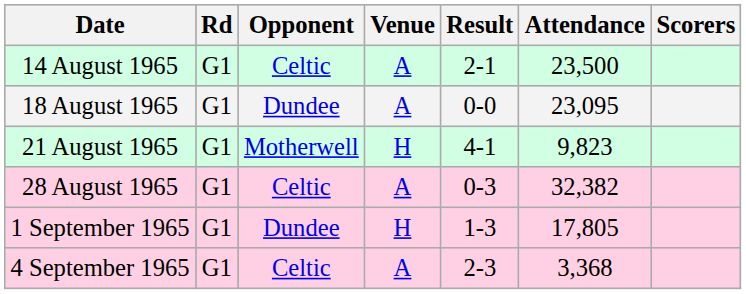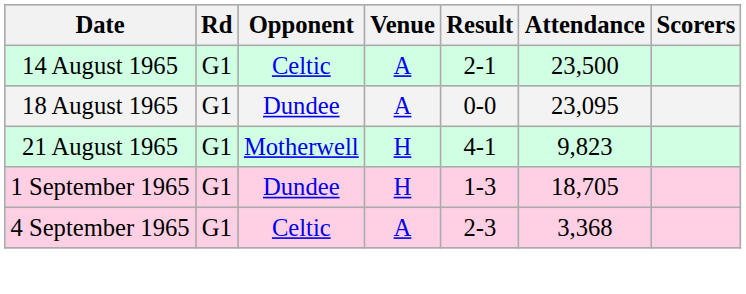- row: (100, 187)
(585, 227) 17,805 -> (585, 187) 18,705
